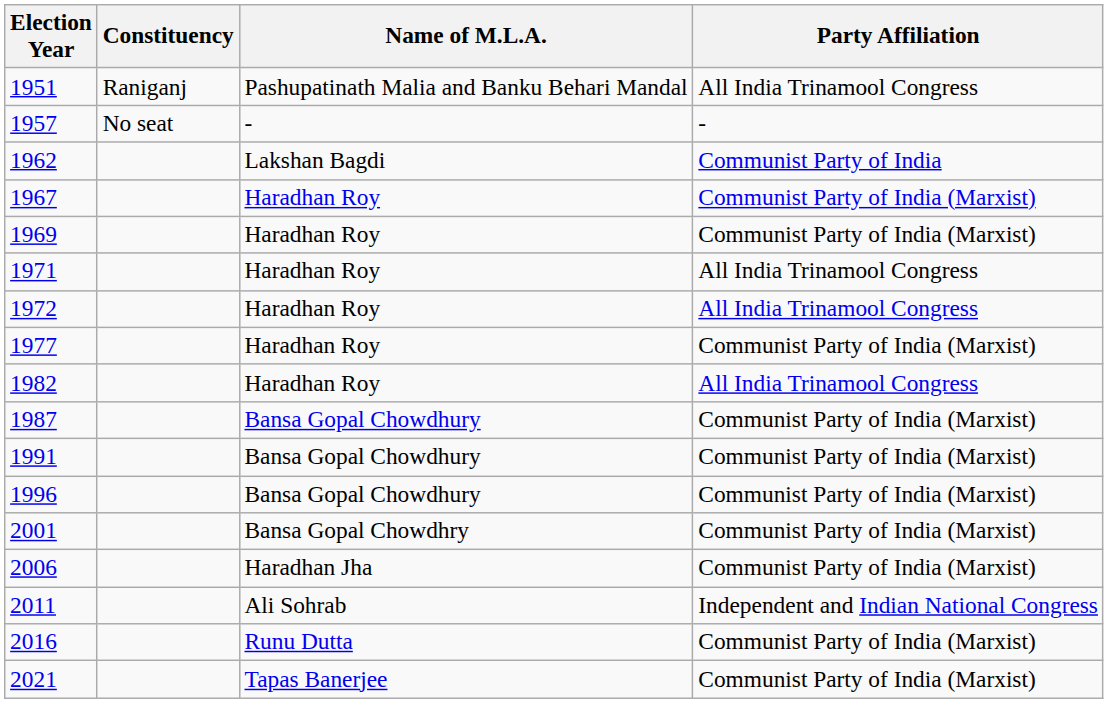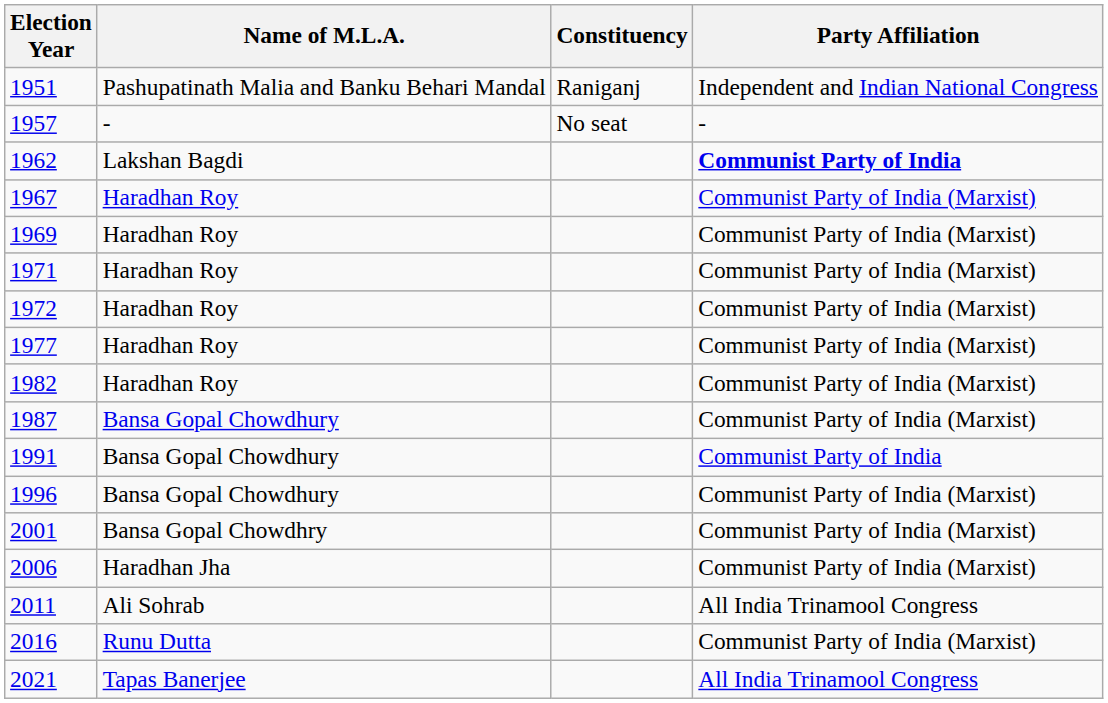columns swapped: (168, 36) <-> (466, 36)
(838, 86) All India Trinamool Congress -> (898, 86) Independent and Indian National Congress
(820, 160) normal -> (830, 160) bold
(838, 271) All India Trinamool Congress -> (867, 271) Communist Party of India (Marxist)
(838, 308) All India Trinamool Congress -> (867, 308) Communist Party of India (Marxist)
(838, 382) All India Trinamool Congress -> (867, 382) Communist Party of India (Marxist)
(867, 456) Communist Party of India (Marxist) -> (820, 456) Communist Party of India
(898, 605) Independent and Indian National Congress -> (838, 605) All India Trinamool Congress
(867, 679) Communist Party of India (Marxist) -> (838, 679) All India Trinamool Congress
